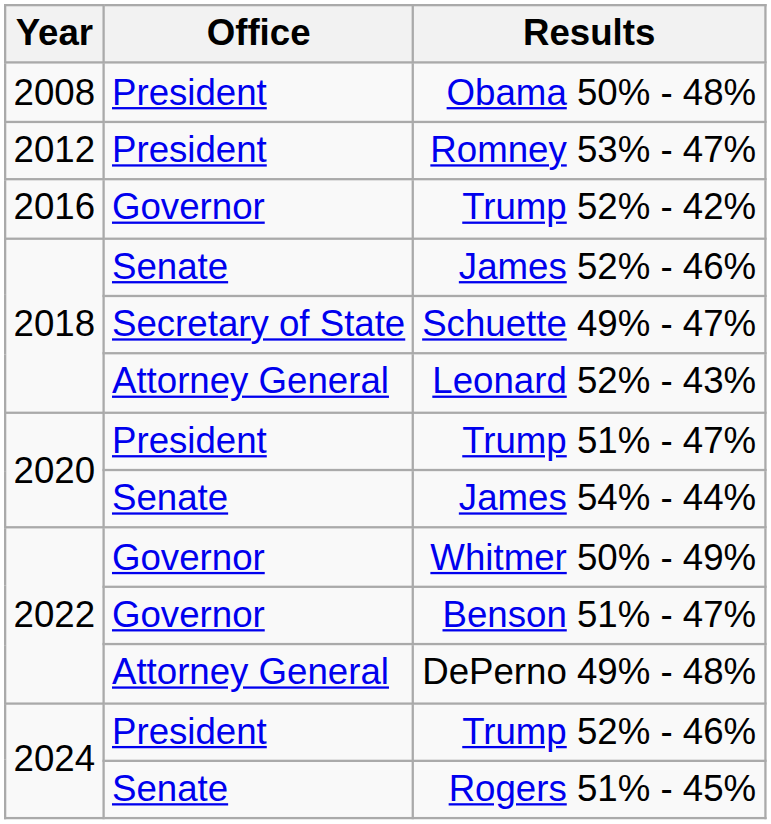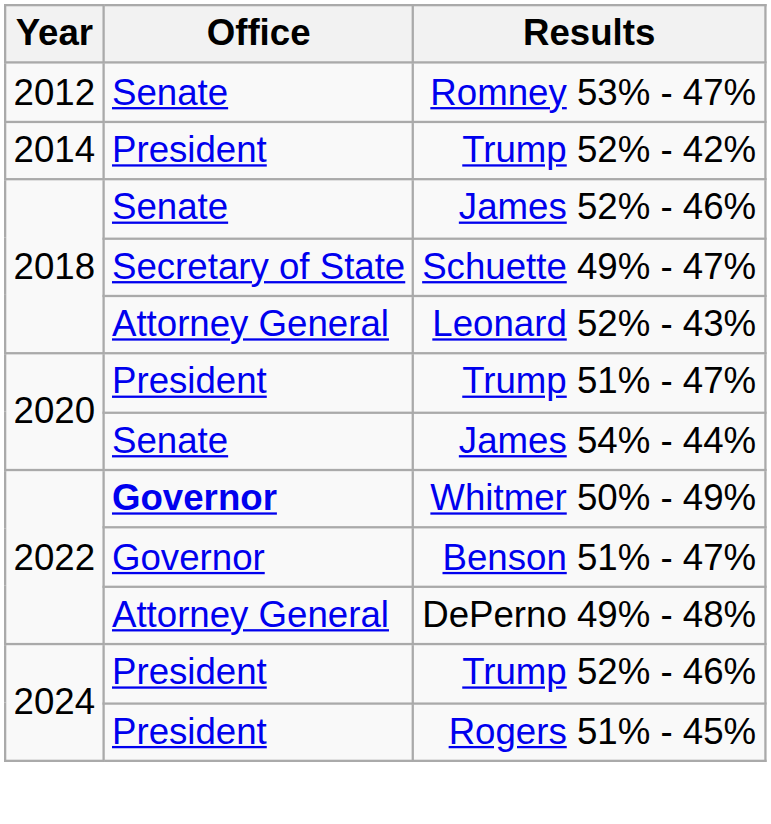- row: (601, 91)
(189, 149) President -> (170, 91) Senate
(54, 207) 2016 -> (54, 149) 2014
(188, 207) Governor -> (189, 149) President
(188, 556) normal -> (194, 498) bold
(170, 788) Senate -> (189, 730) President
